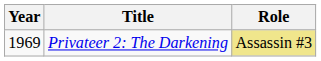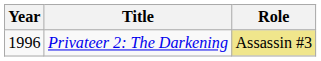(24, 42) 1969 -> (24, 42) 1996
